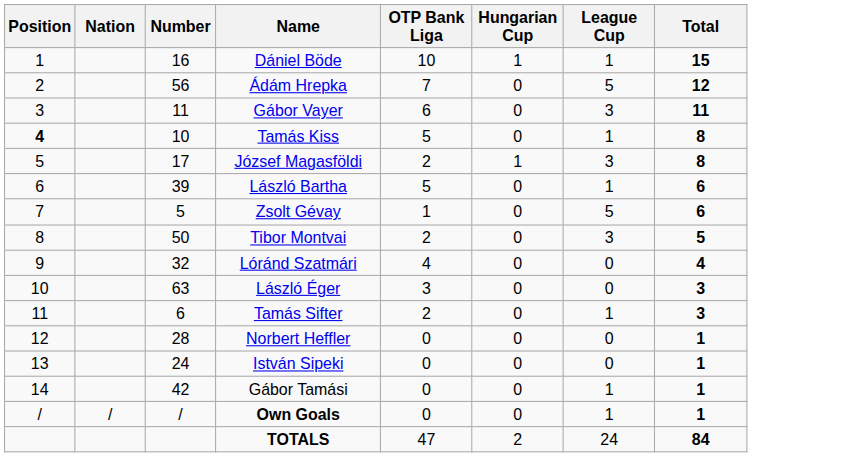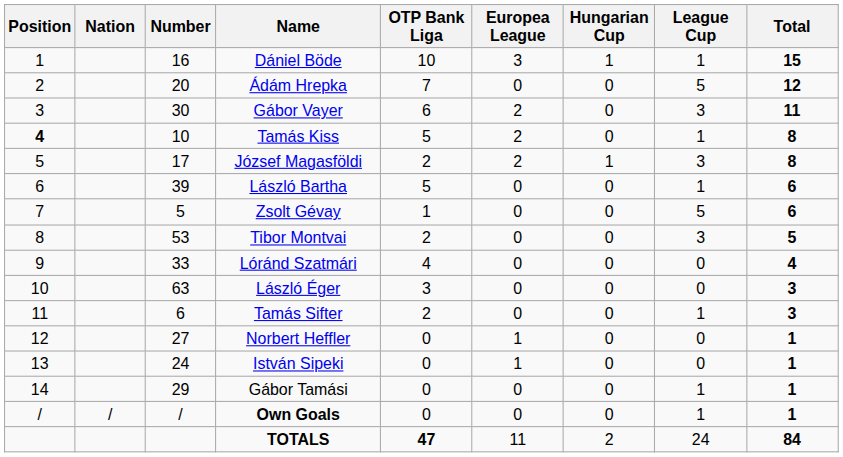+ column: (518, 26)
(181, 86) 56 -> (181, 86) 20
(181, 111) 11 -> (181, 111) 30
(181, 237) 50 -> (181, 237) 53
(181, 263) 32 -> (181, 263) 33
(181, 338) 28 -> (181, 338) 27
(181, 389) 42 -> (181, 389) 29
(426, 439) normal -> (426, 439) bold
